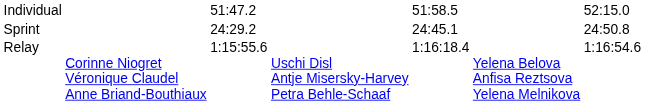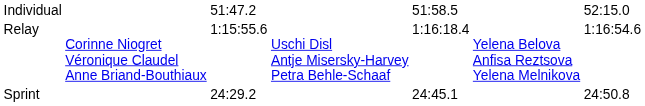rows swapped: (22, 29) <-> (21, 48)
